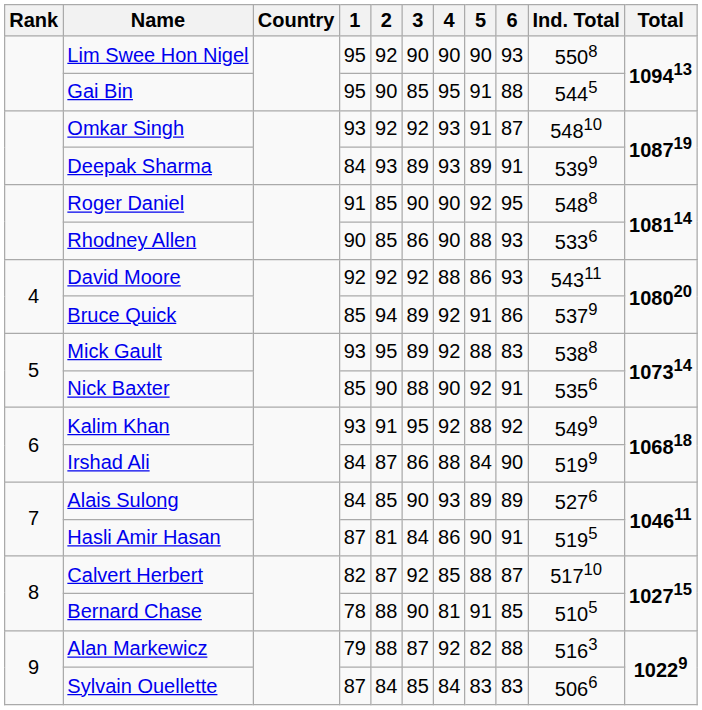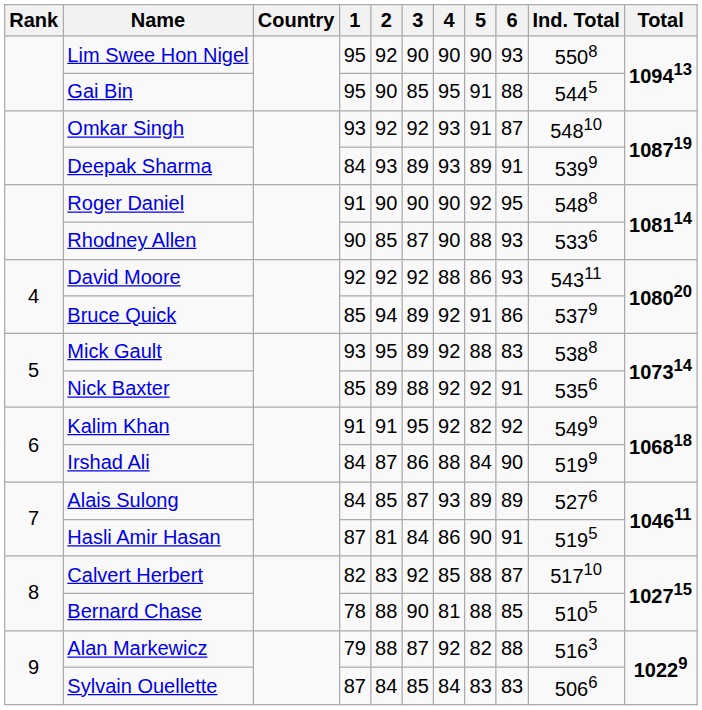(386, 203) 85 -> (386, 203) 90
(418, 240) 86 -> (418, 240) 87
(386, 388) 90 -> (386, 388) 89
(449, 388) 90 -> (449, 388) 92
(355, 426) 93 -> (355, 426) 91
(481, 426) 88 -> (481, 426) 82
(418, 500) 90 -> (418, 500) 87
(386, 574) 87 -> (386, 574) 83
(481, 611) 91 -> (481, 611) 88
